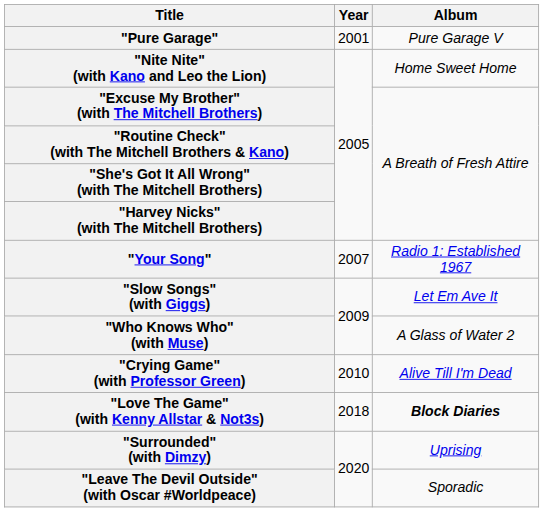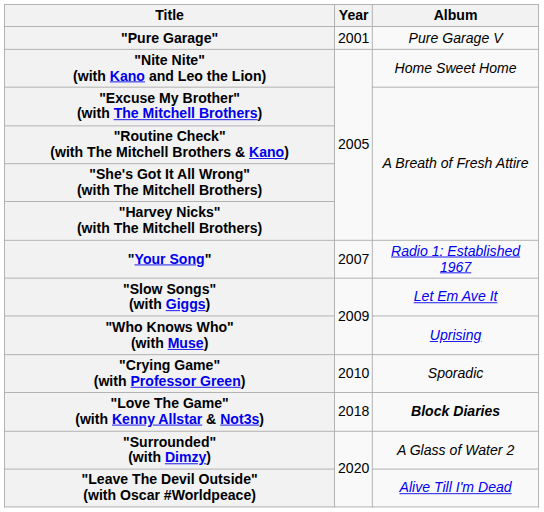(456, 335) A Glass of Water 2 -> (456, 335) Uprising
(456, 373) Alive Till I'm Dead -> (456, 373) Sporadic
(456, 449) Uprising -> (456, 449) A Glass of Water 2
(456, 488) Sporadic -> (456, 488) Alive Till I'm Dead
